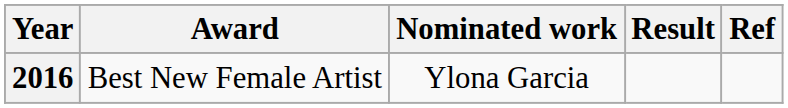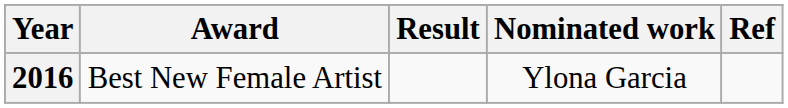columns swapped: (507, 28) <-> (673, 28)
